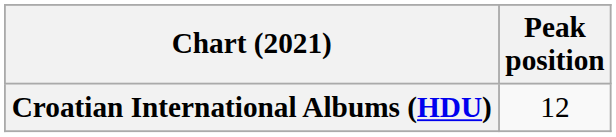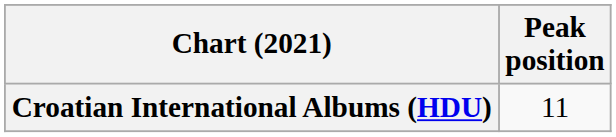(555, 107) 12 -> (555, 107) 11
